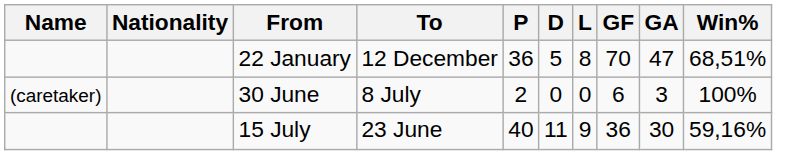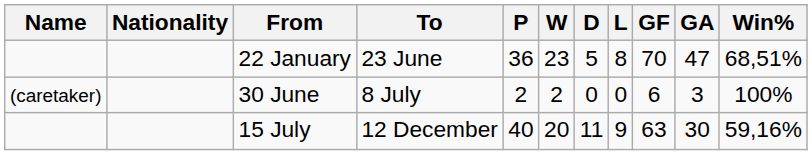+ column: (557, 22)
(430, 58) 12 December -> (402, 58) 23 June
(402, 130) 23 June -> (430, 130) 12 December
(618, 130) 36 -> (654, 130) 63
